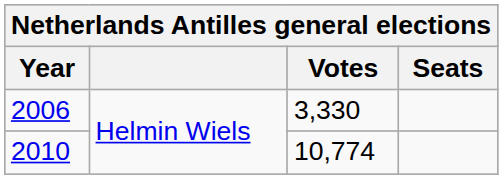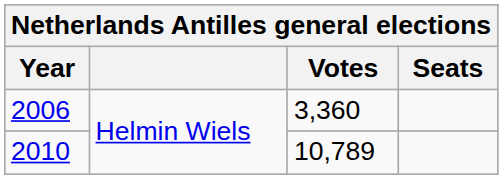(327, 109) 3,330 -> (327, 109) 3,360
(334, 151) 10,774 -> (334, 151) 10,789
